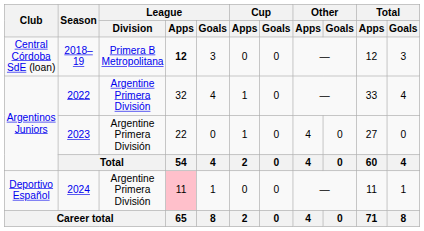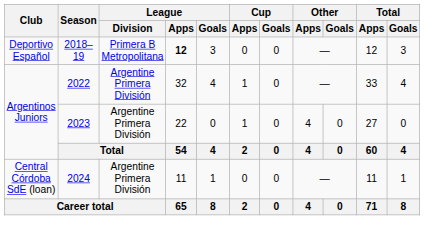(31, 56) Central Córdoba SdE (loan) -> (31, 50) Deportivo Español
(31, 190) Deportivo Español -> (31, 179) Central Córdoba SdE (loan)
(181, 190) pink background -> (181, 179) no background
